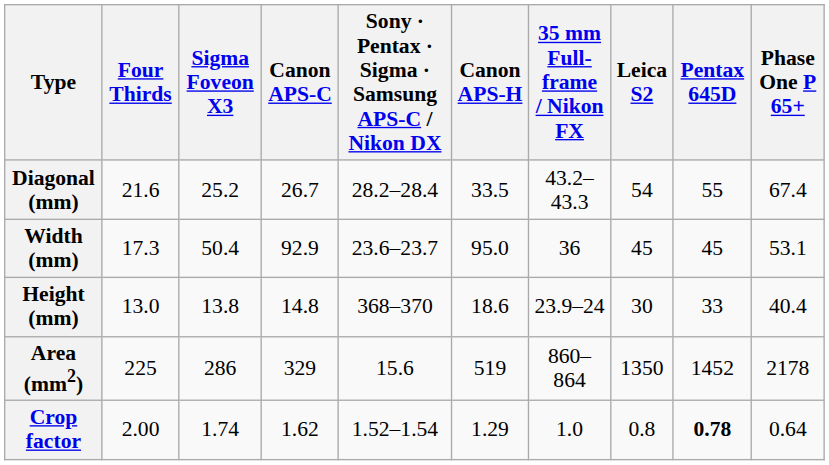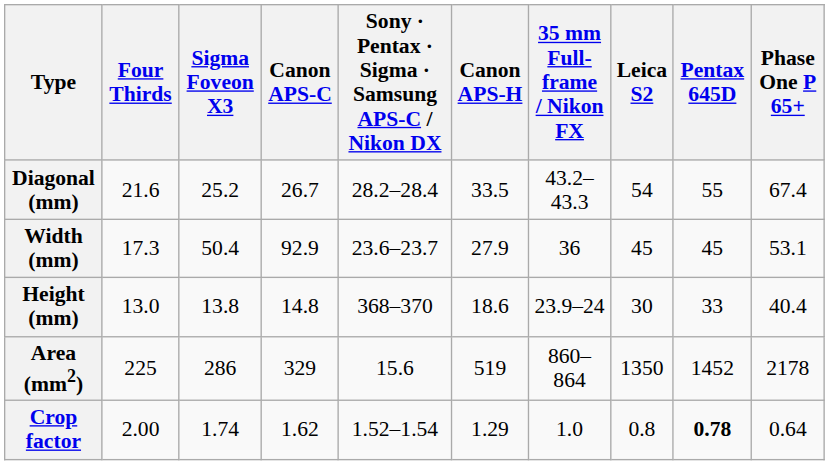(490, 248) 95.0 -> (490, 248) 27.9
